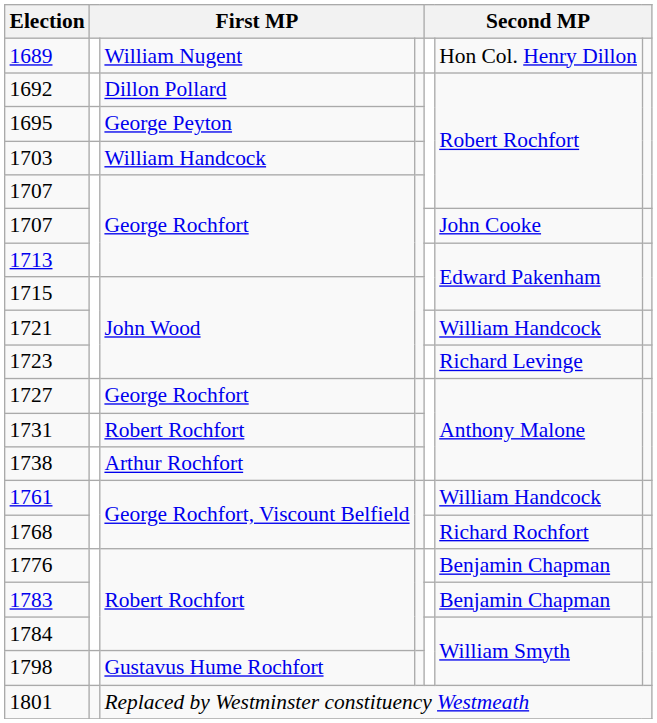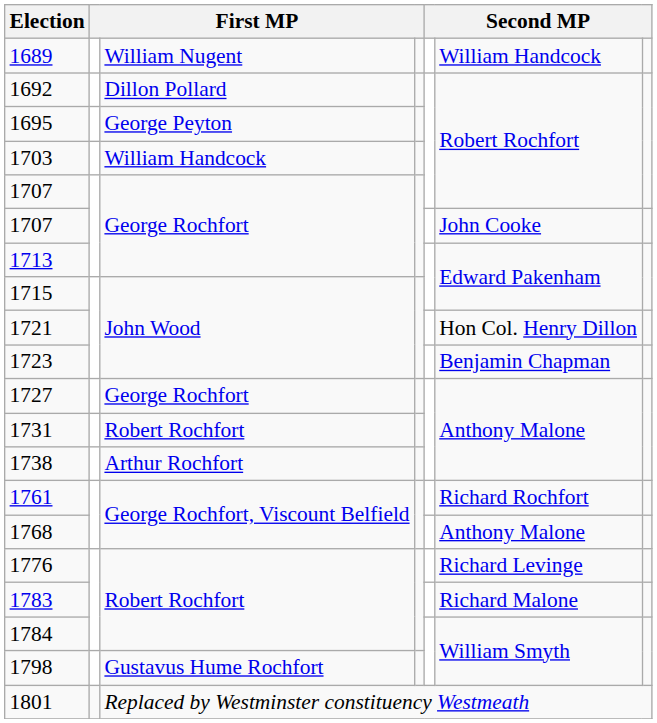(538, 55) Hon Col. Henry Dillon -> (520, 55) William Handcock
(520, 327) William Handcock -> (538, 327) Hon Col. Henry Dillon
(511, 361) Richard Levinge -> (525, 361) Benjamin Chapman
(520, 497) William Handcock -> (514, 497) Richard Rochfort
(514, 531) Richard Rochfort -> (512, 531) Anthony Malone
(525, 565) Benjamin Chapman -> (511, 565) Richard Levinge
(525, 599) Benjamin Chapman -> (509, 599) Richard Malone
